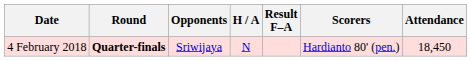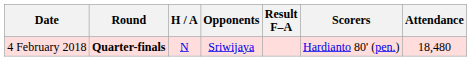columns swapped: (199, 20) <-> (246, 20)
(434, 46) 18,450 -> (434, 46) 18,480
